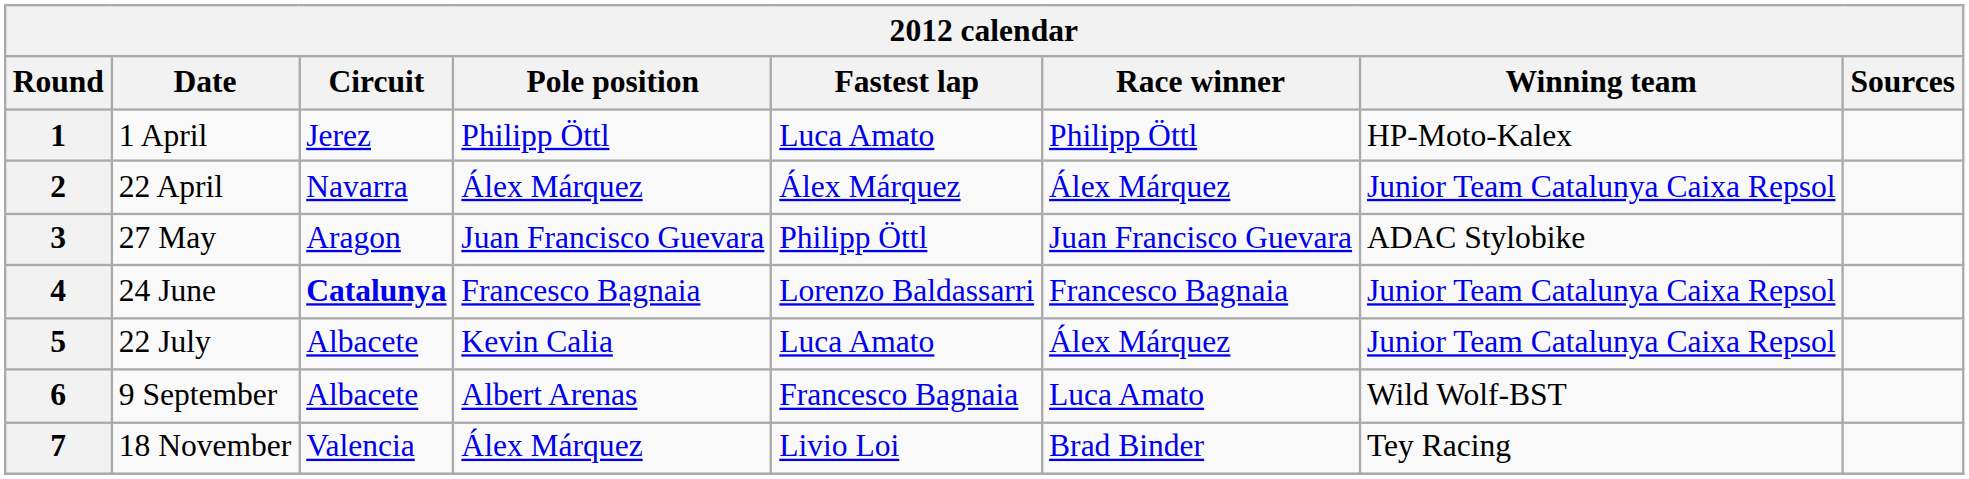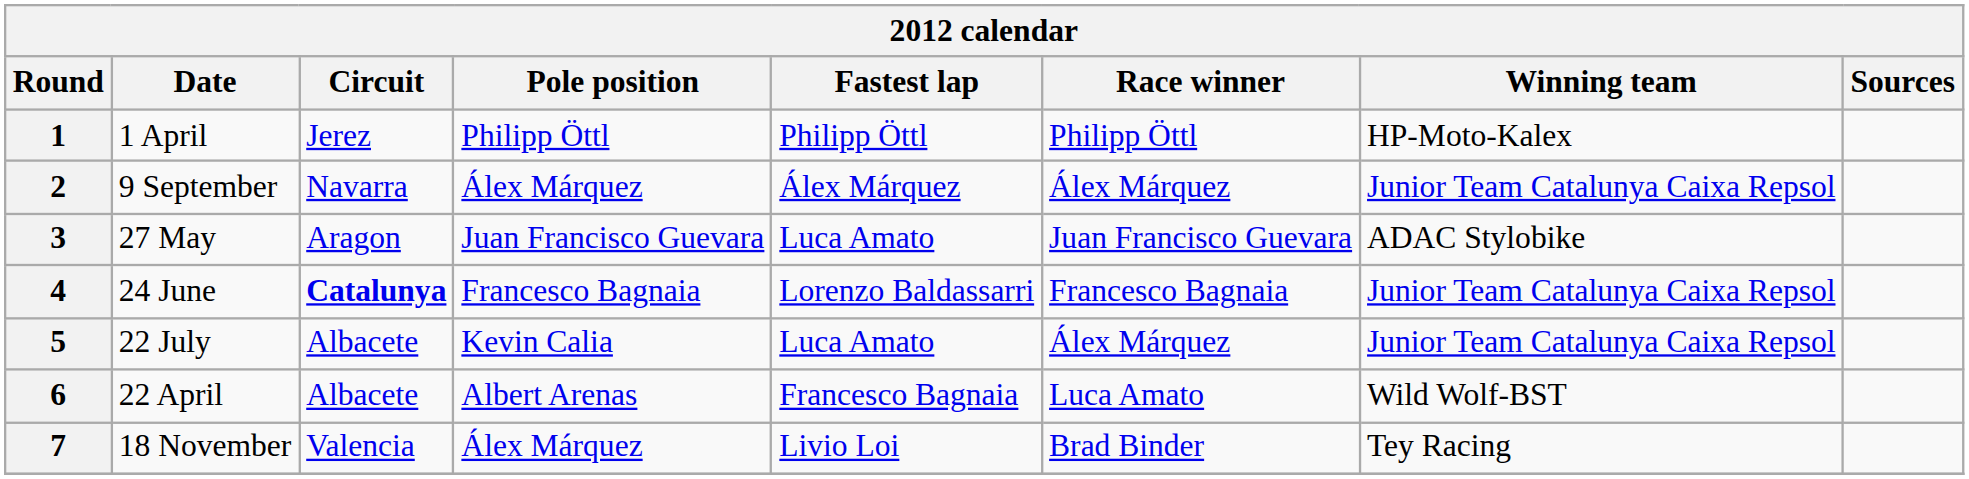(857, 134) Luca Amato -> (853, 134) Philipp Öttl
(171, 186) 22 April -> (198, 186) 9 September
(853, 238) Philipp Öttl -> (857, 238) Luca Amato
(198, 394) 9 September -> (171, 394) 22 April
